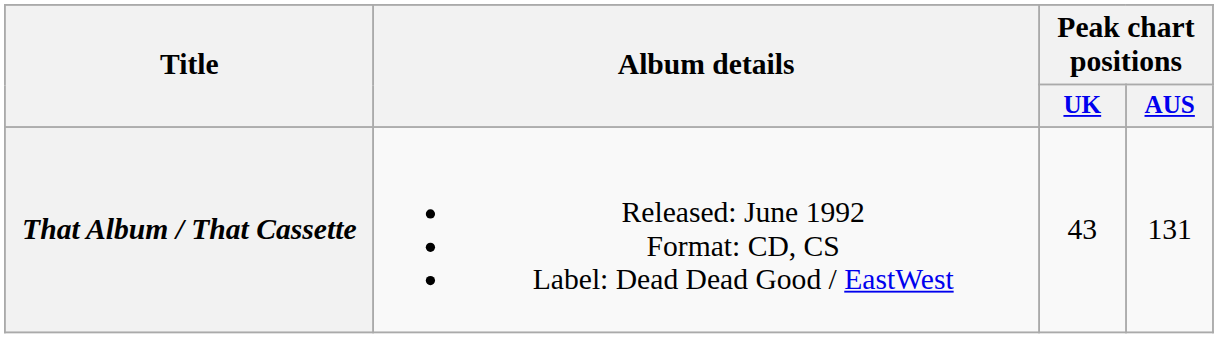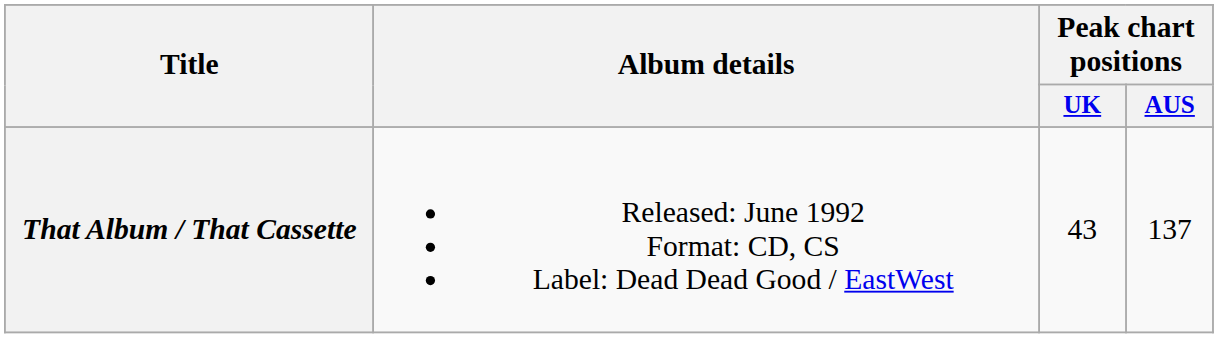(1170, 229) 131 -> (1170, 229) 137
